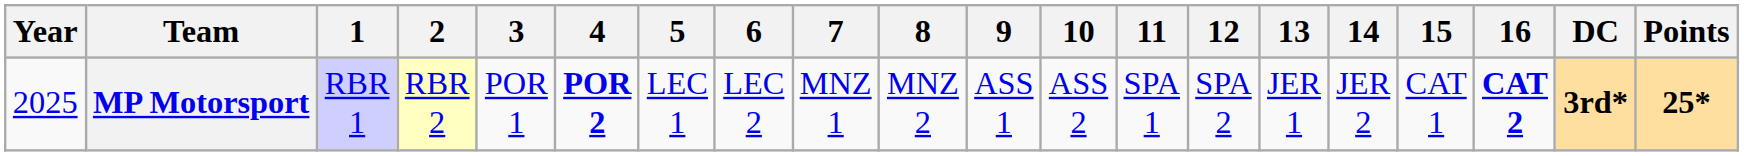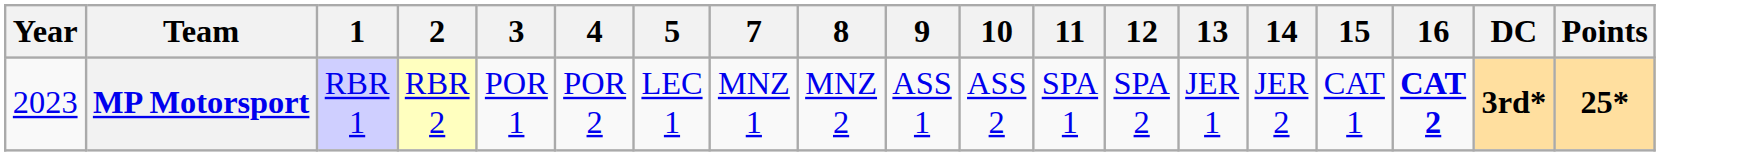- column: (754, 30)
(45, 103) 2025 -> (45, 103) 2023
(597, 103) bold -> (595, 103) normal
